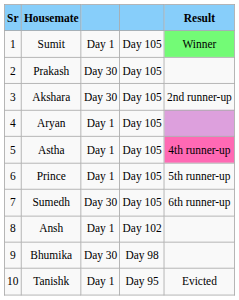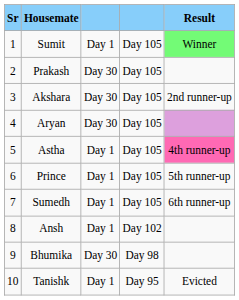(101, 123) Day 1 -> (101, 123) Day 30
(101, 202) Day 30 -> (101, 202) Day 1
